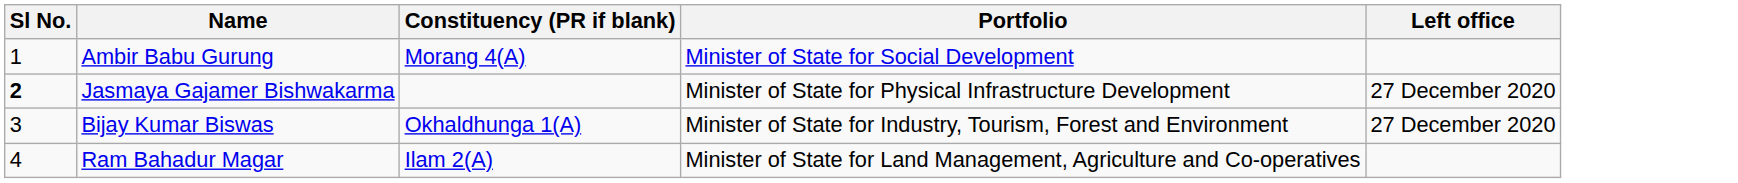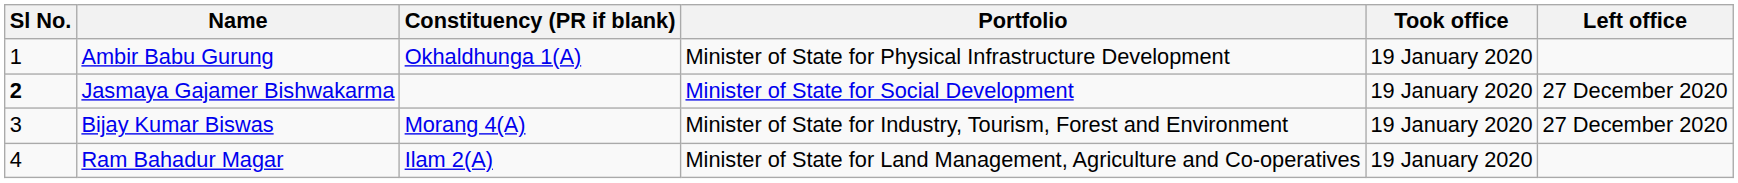+ column: (1451, 21)
(465, 56) Morang 4(A) -> (493, 56) Okhaldhunga 1(A)
(880, 56) Minister of State for Social Development -> (958, 56) Minister of State for Physical Infrastructure Development
(958, 90) Minister of State for Physical Infrastructure Development -> (880, 90) Minister of State for Social Development
(493, 125) Okhaldhunga 1(A) -> (465, 125) Morang 4(A)
